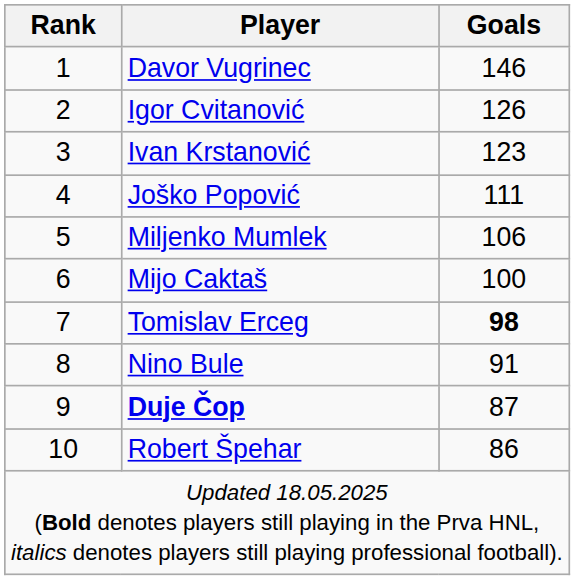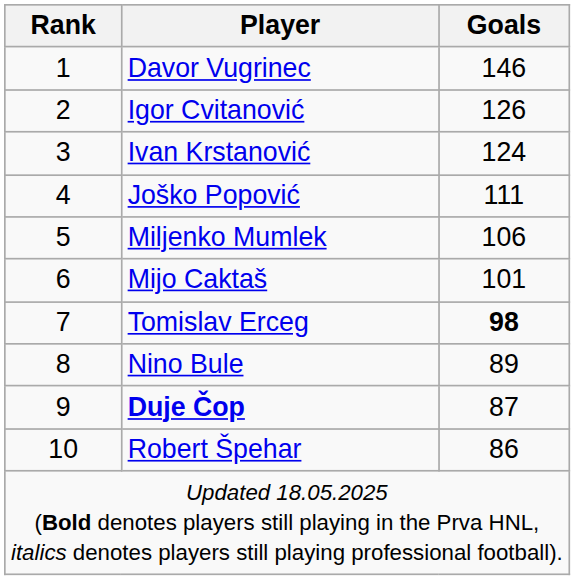(504, 152) 123 -> (504, 152) 124
(504, 279) 100 -> (504, 279) 101
(504, 364) 91 -> (504, 364) 89
